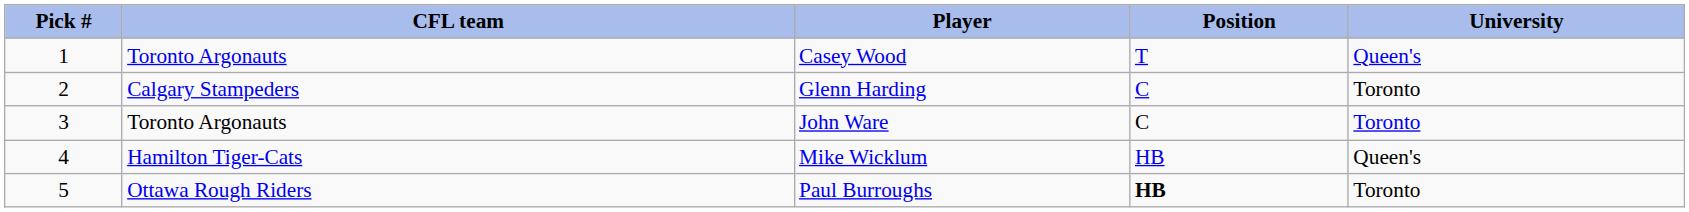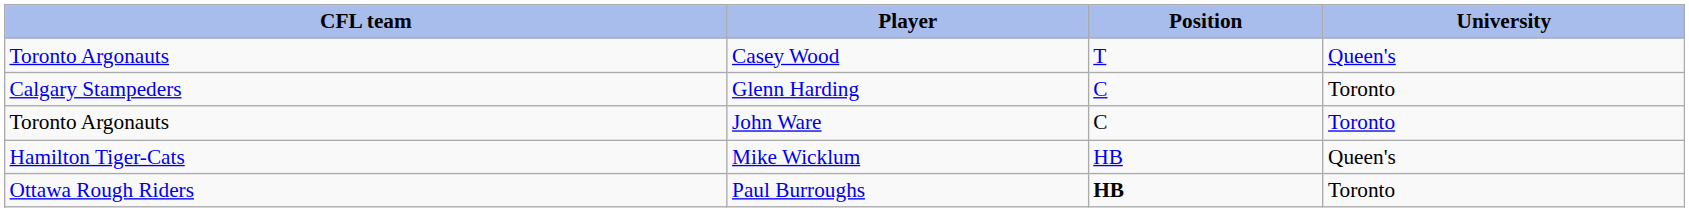- column: (63, 21)
